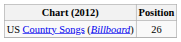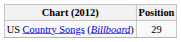(156, 29) 26 -> (156, 29) 29
